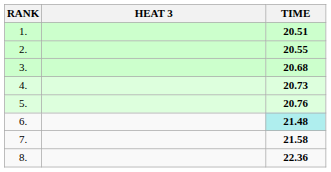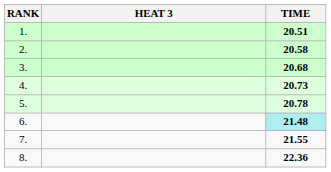(296, 50) 20.55 -> (296, 50) 20.58
(296, 104) 20.76 -> (296, 104) 20.78
(296, 140) 21.58 -> (296, 140) 21.55
